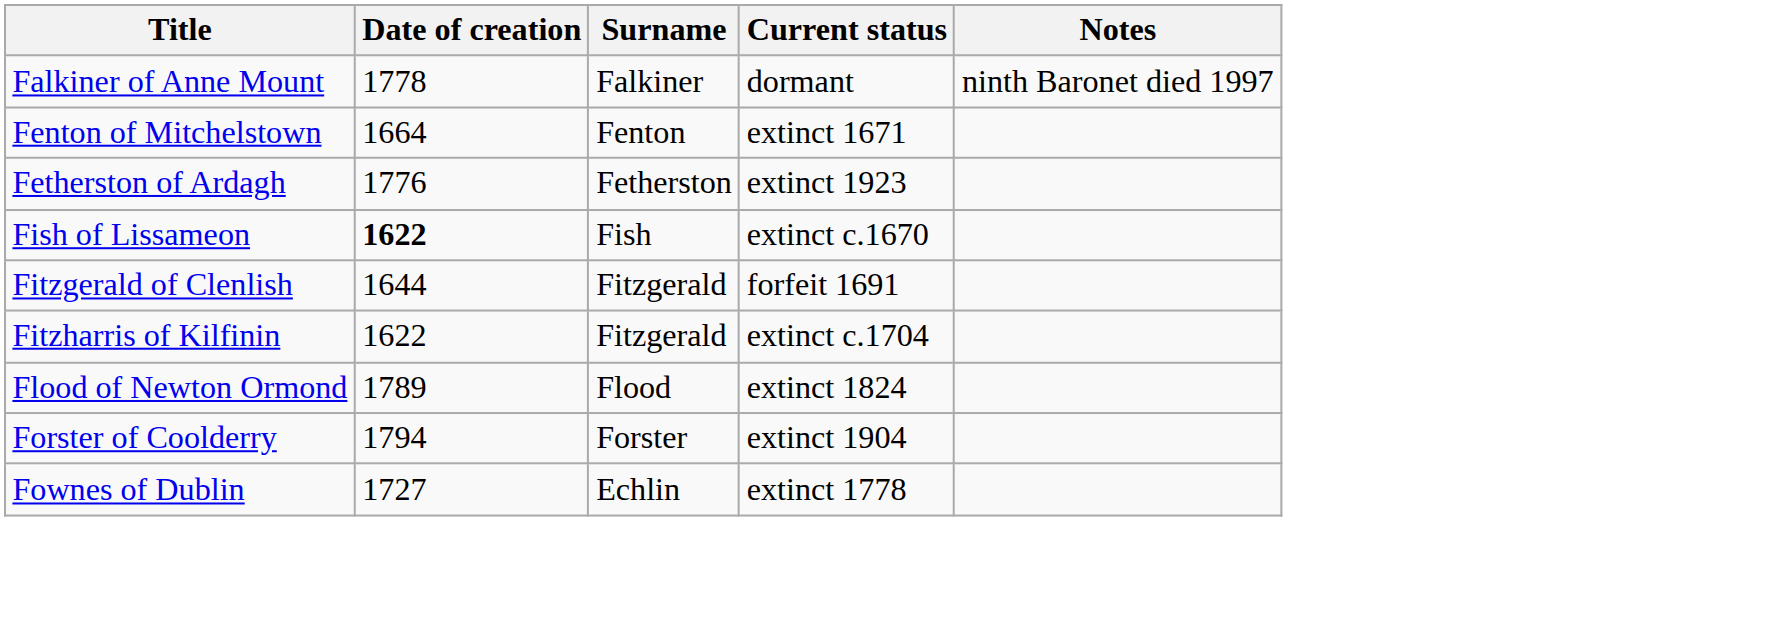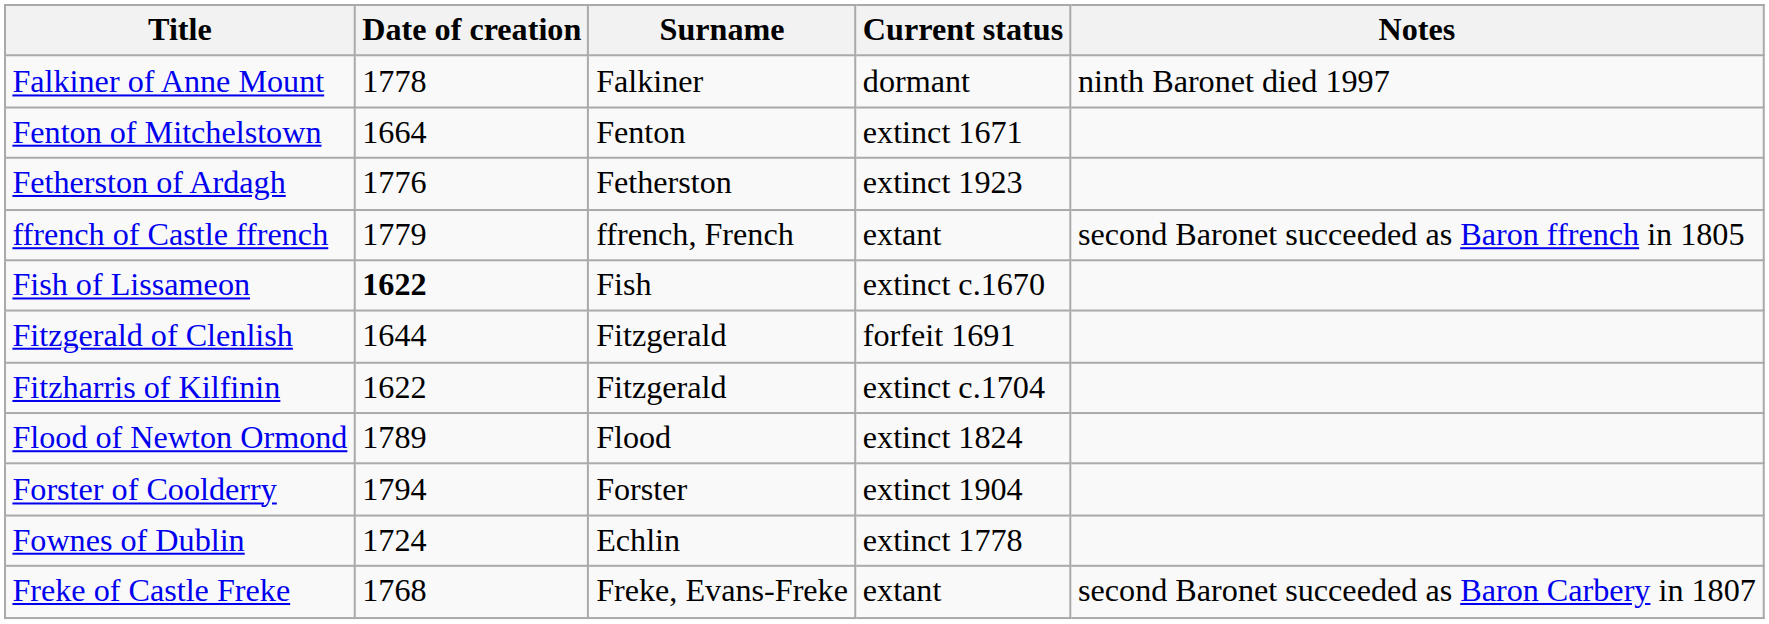+ row: (170, 234)
(394, 489) 1727 -> (394, 540) 1724
+ row: (151, 591)
